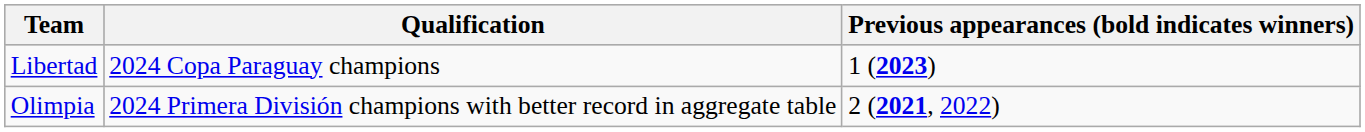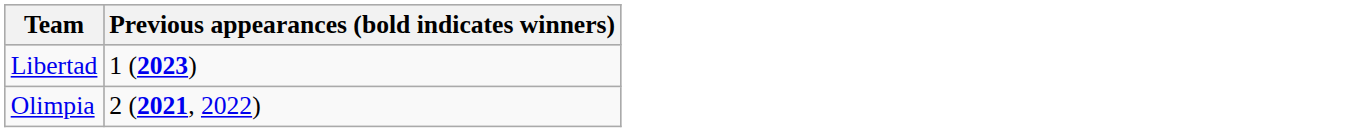- column: (473, 24)
